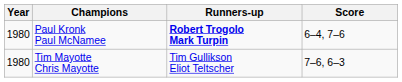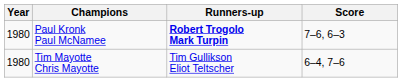(324, 35) 6–4, 7–6 -> (324, 35) 7–6, 6–3
(324, 63) 7–6, 6–3 -> (324, 63) 6–4, 7–6
